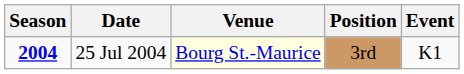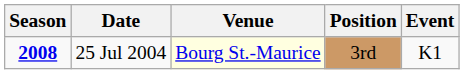(38, 52) 2004 -> (38, 52) 2008
